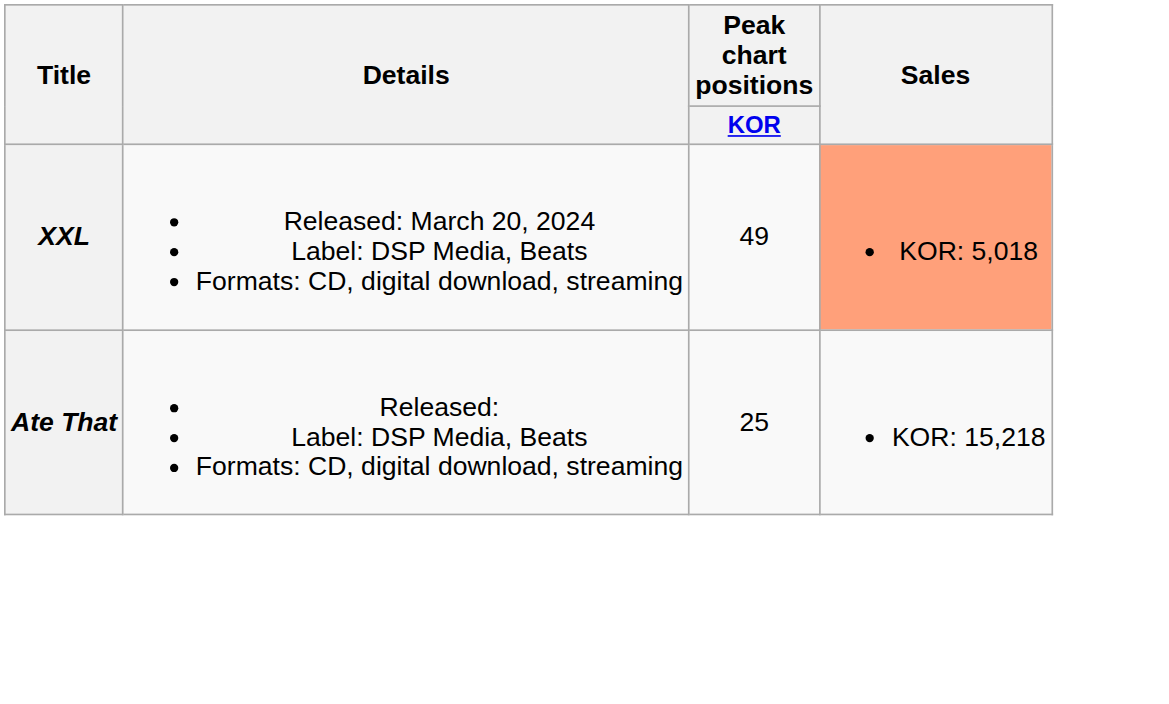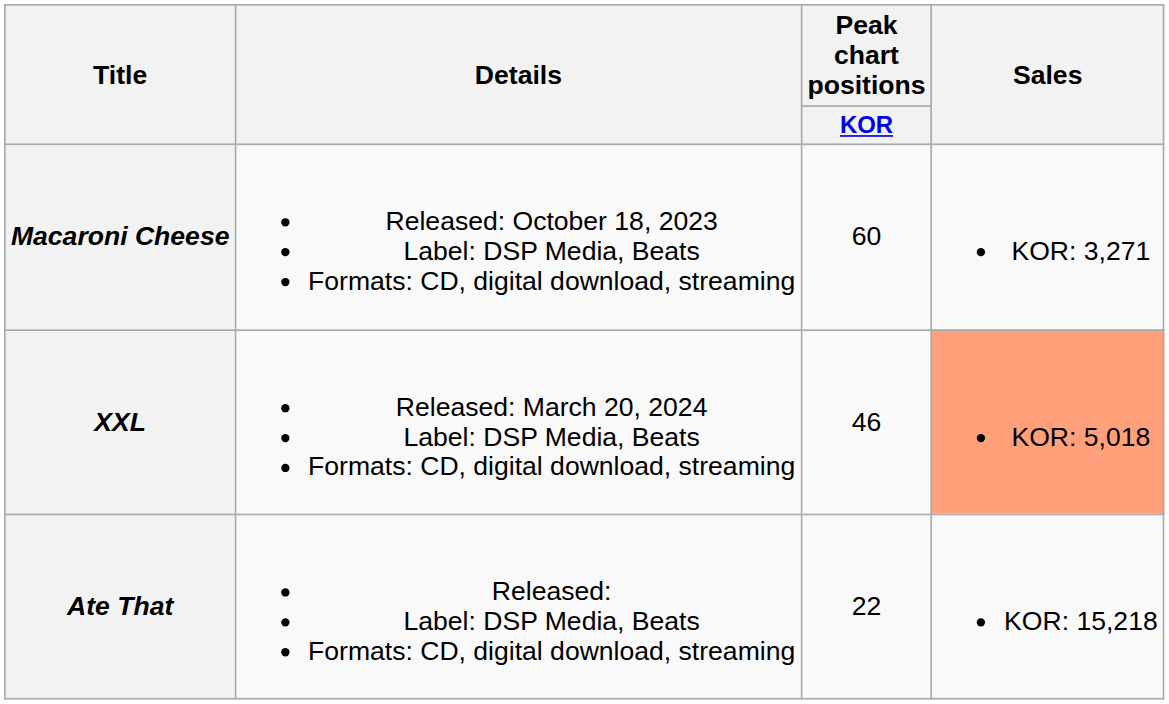+ row: (120, 236)
(754, 236) 49 -> (866, 421) 46
(754, 421) 25 -> (866, 606) 22
